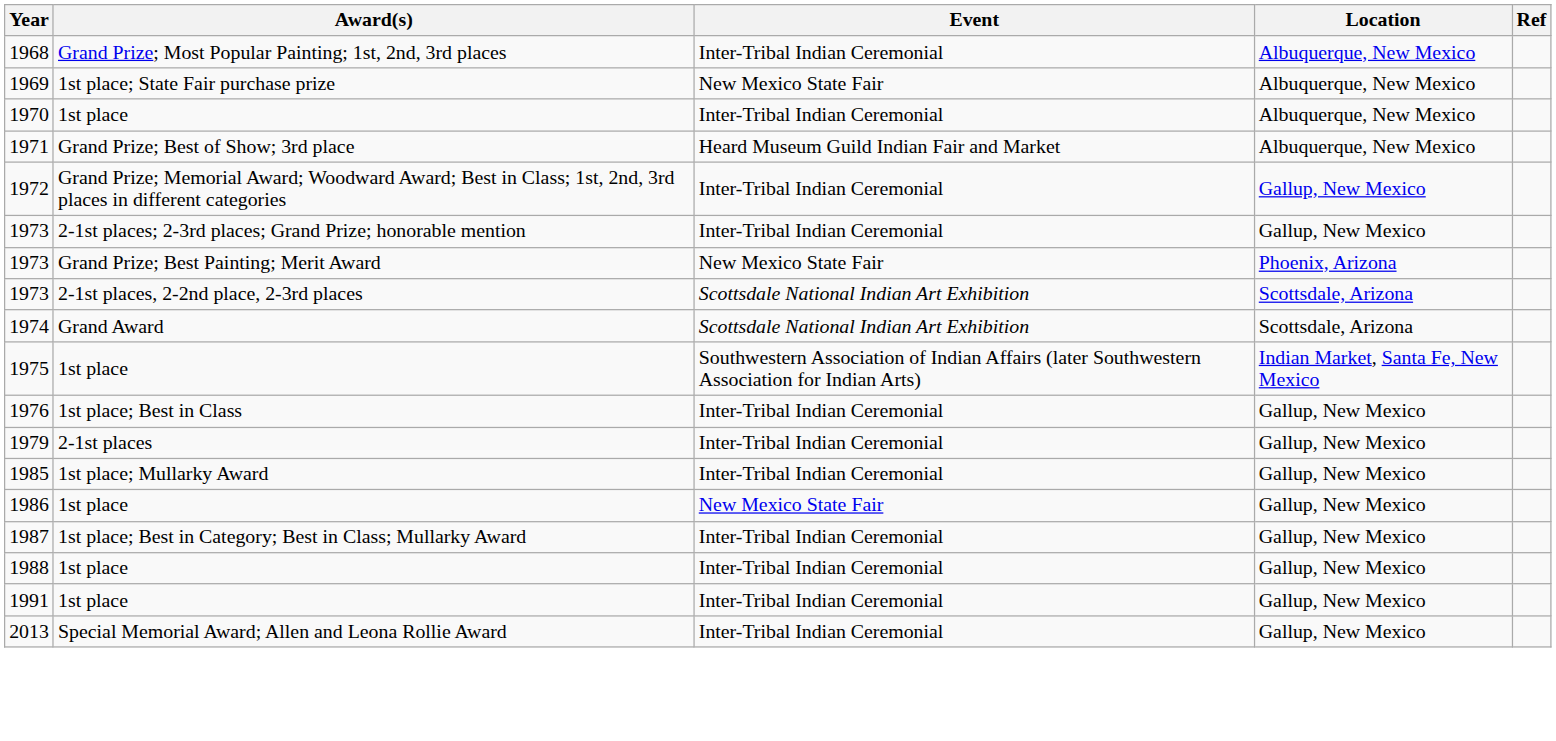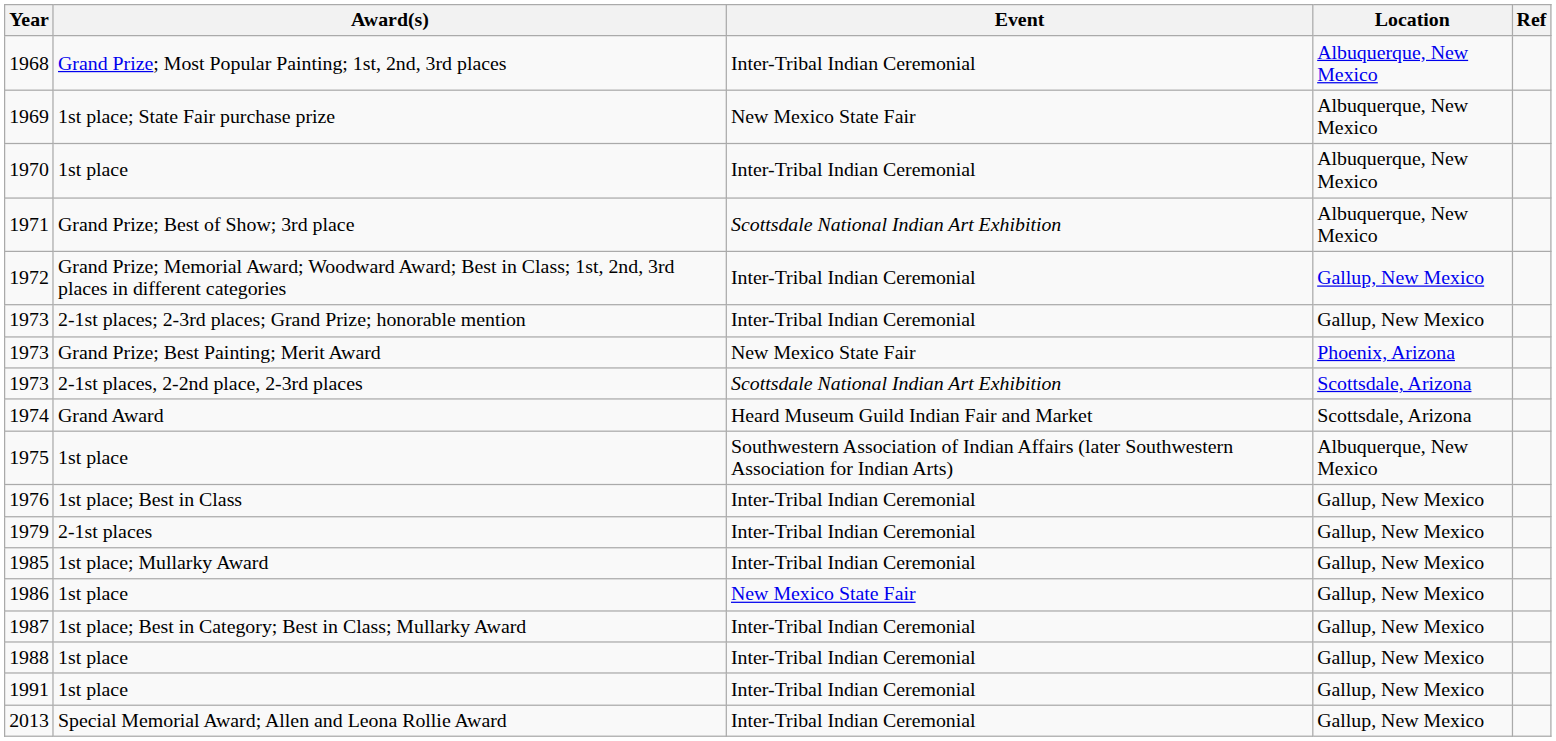(879, 146) Heard Museum Guild Indian Fair and Market -> (896, 224) Scottsdale National Indian Art Exhibition
(864, 325) Scottsdale National Indian Art Exhibition -> (912, 415) Heard Museum Guild Indian Fair and Market
(1378, 368) Indian Market, Santa Fe, New Mexico -> (1393, 457) Albuquerque, New Mexico
